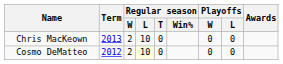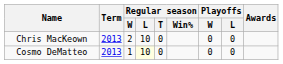(112, 53) 2012 -> (112, 53) 2013
(130, 53) 2 -> (130, 53) 1
